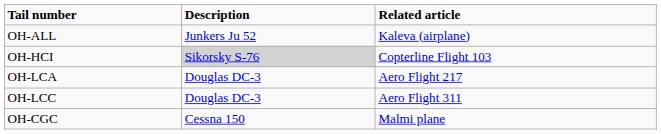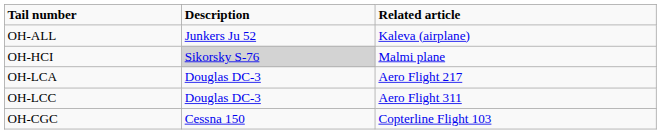(435, 56) Copterline Flight 103 -> (412, 56) Malmi plane
(412, 118) Malmi plane -> (435, 118) Copterline Flight 103
